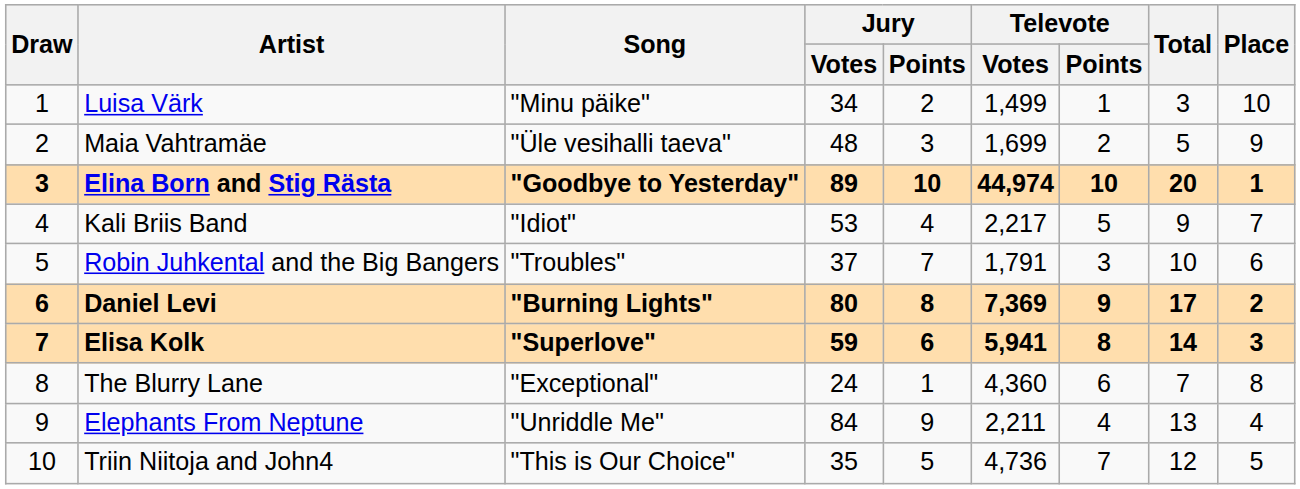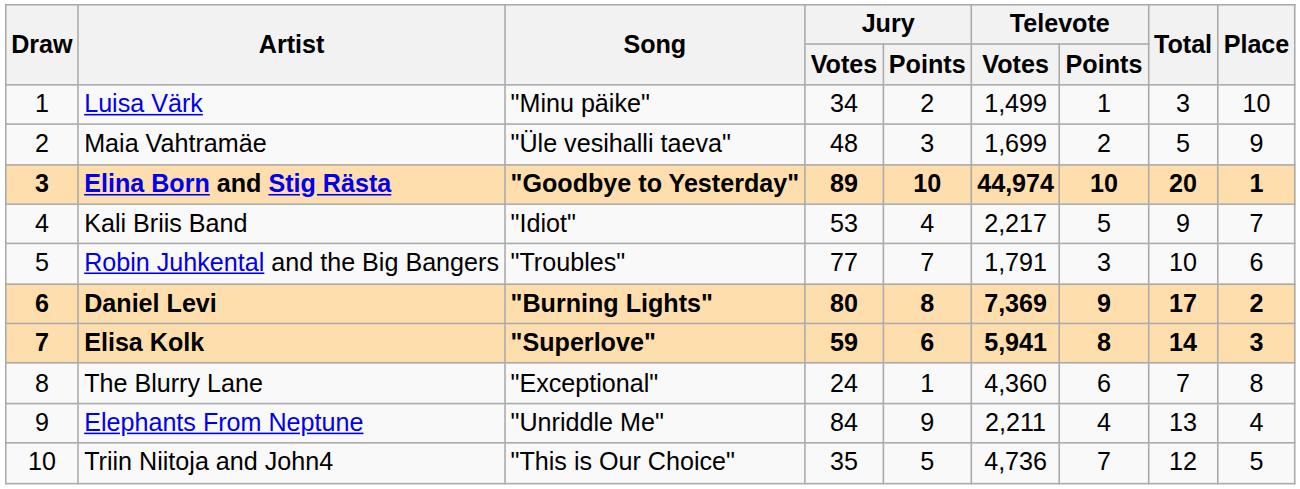(844, 263) 37 -> (844, 263) 77
